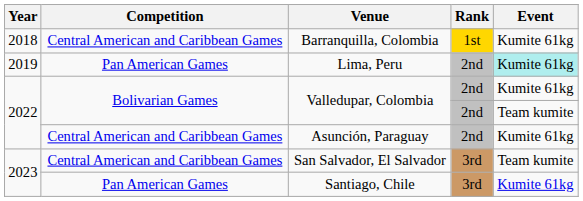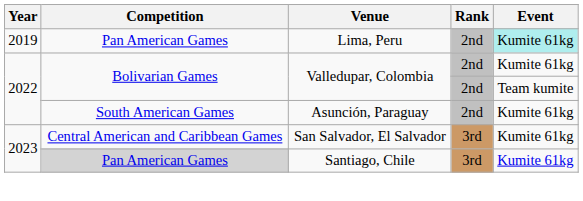- row: (23, 40)
(165, 136) Central American and Caribbean Games -> (165, 112) South American Games
(535, 160) Team kumite -> (535, 136) Kumite 61kg
(165, 184) no background -> (165, 160) lightgrey background
